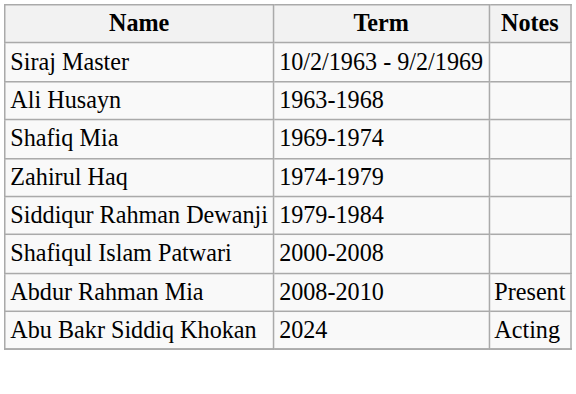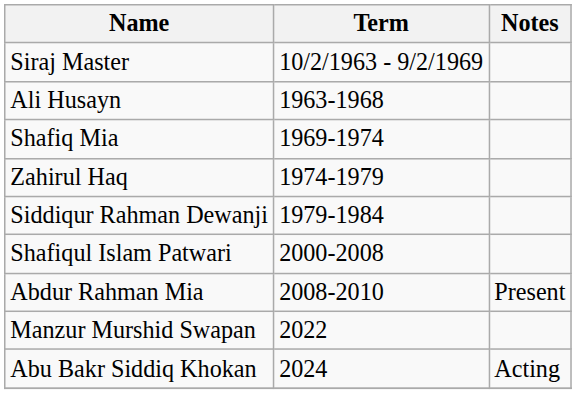+ row: (133, 330)
